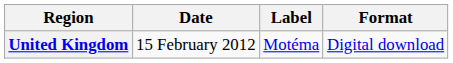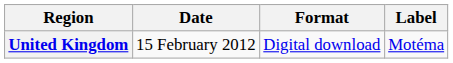columns swapped: (386, 17) <-> (291, 17)
